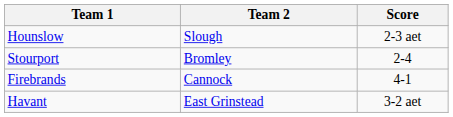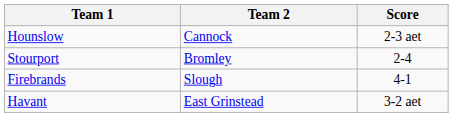(203, 36) Slough -> (208, 36) Cannock
(208, 79) Cannock -> (203, 79) Slough
